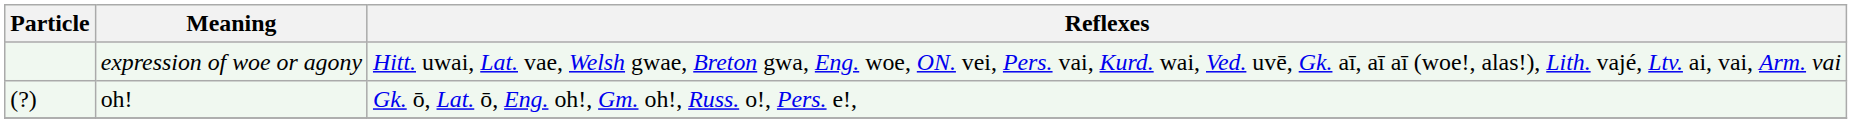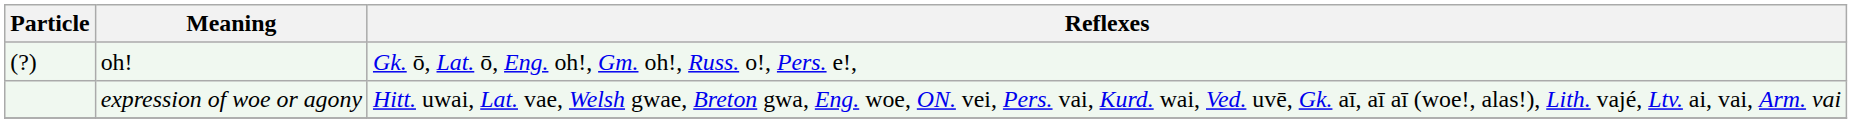rows swapped: (231, 61) <-> (117, 99)
